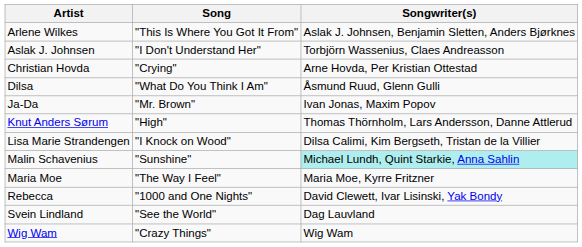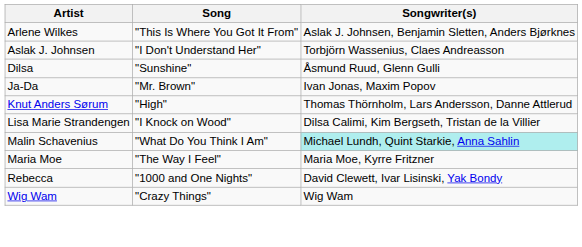- row: (48, 68)
(202, 86) "What Do You Think I Am" -> (163, 68) "Sunshine"
(163, 159) "Sunshine" -> (202, 141) "What Do You Think I Am"
- row: (45, 214)
